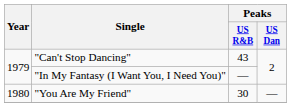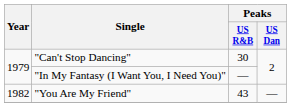(243, 57) 43 -> (243, 57) 30
(18, 93) 1980 -> (18, 93) 1982
(243, 93) 30 -> (243, 93) 43
